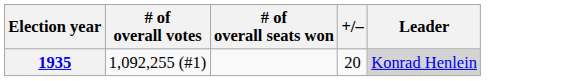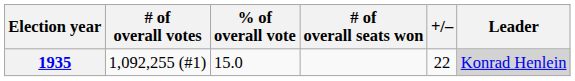+ column: (255, 26)
(353, 62) 20 -> (442, 62) 22
